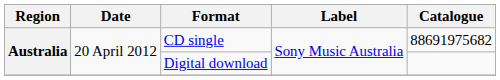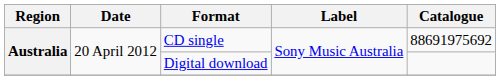(451, 39) 88691975682 -> (451, 39) 88691975692
